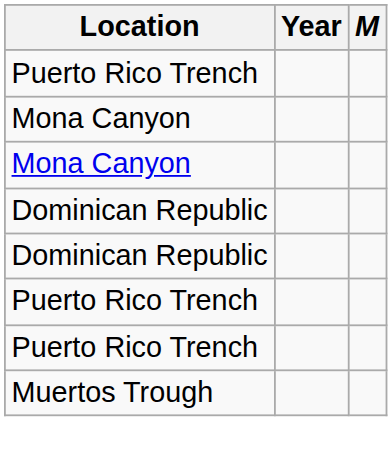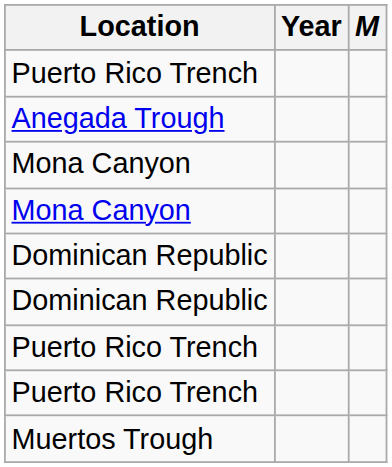+ row: (118, 118)
